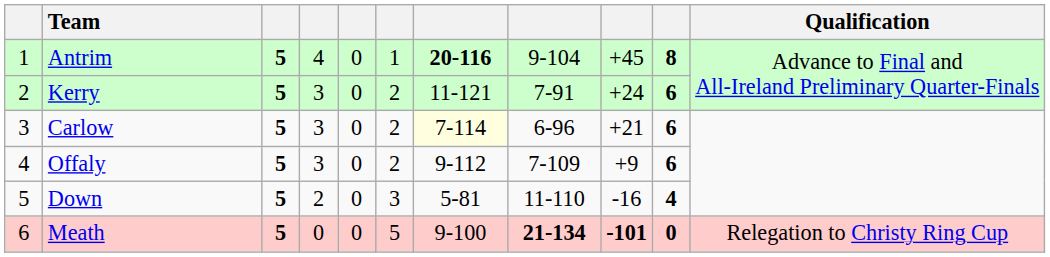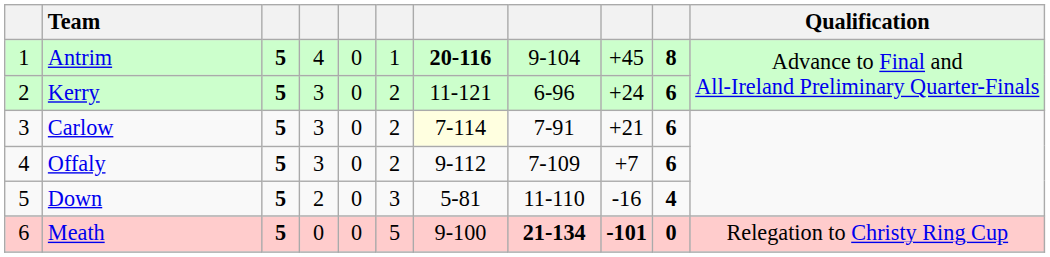(554, 92) 7-91 -> (554, 92) 6-96
(554, 127) 6-96 -> (554, 127) 7-91
(627, 163) +9 -> (627, 163) +7
